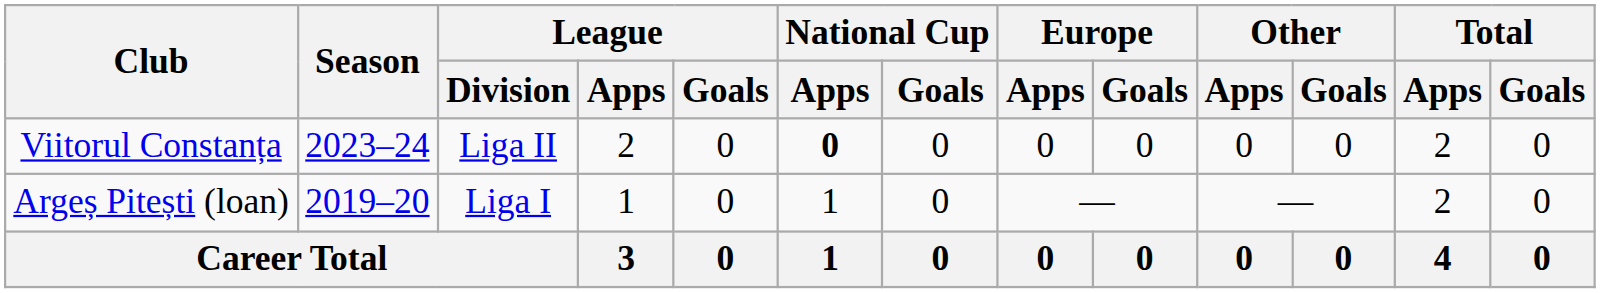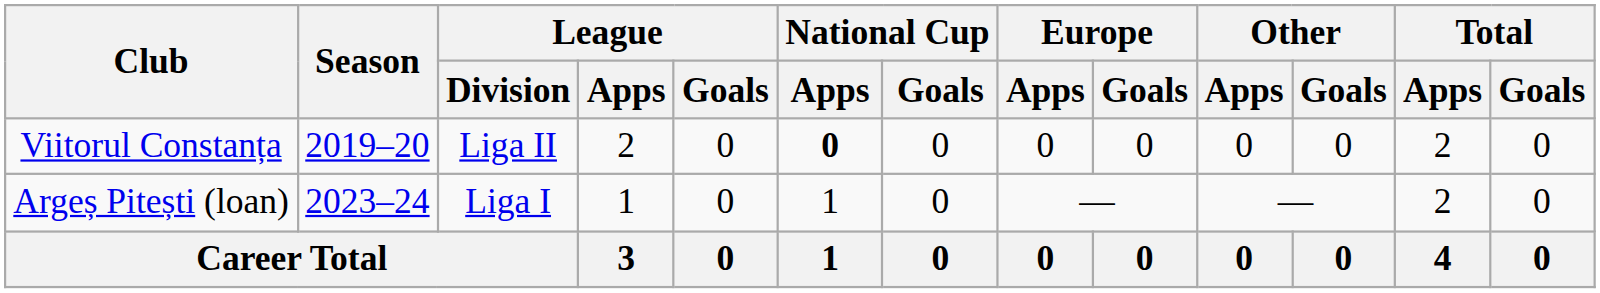(367, 145) 2023–24 -> (367, 145) 2019–20
(367, 201) 2019–20 -> (367, 201) 2023–24
